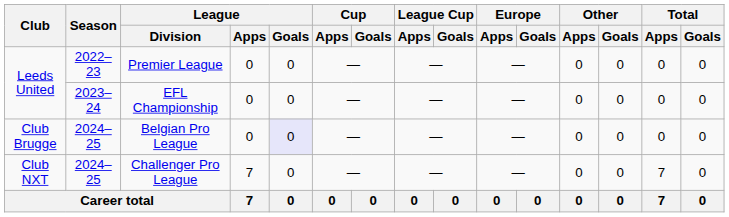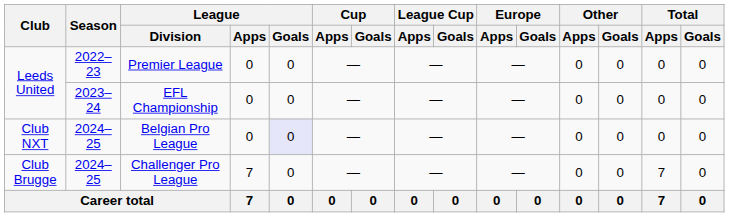(35, 136) Club Brugge -> (35, 136) Club NXT
(35, 172) Club NXT -> (35, 172) Club Brugge
